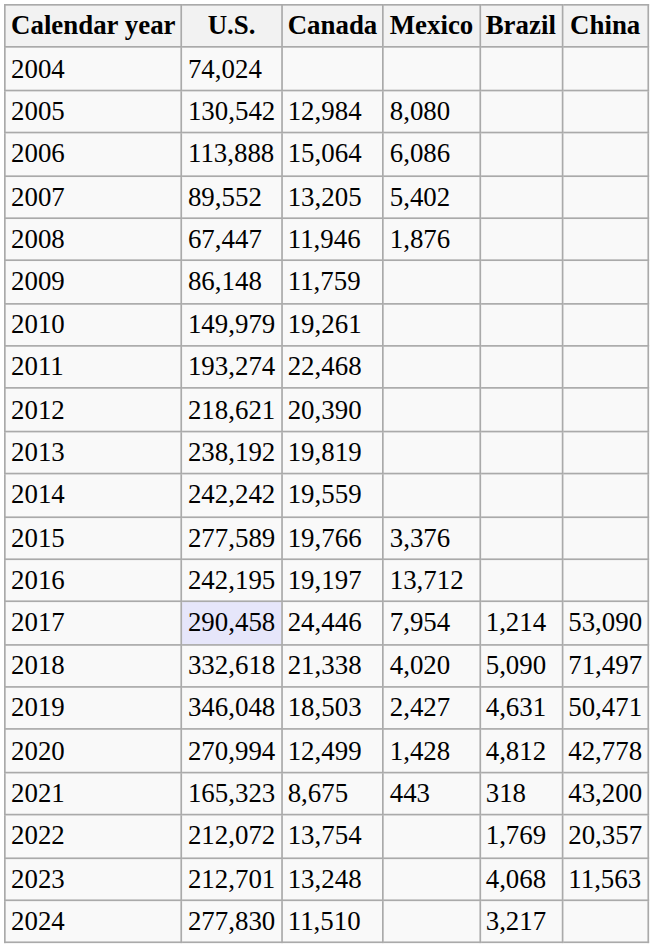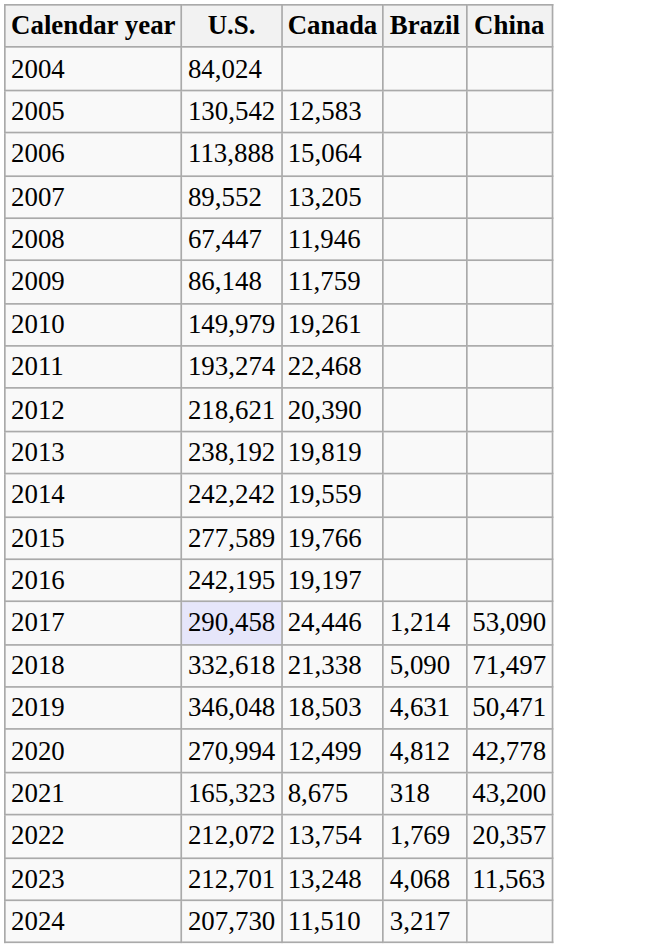- column: (432, 25)
(225, 68) 74,024 -> (225, 68) 84,024
(325, 111) 12,984 -> (325, 111) 12,583
(232, 921) 277,830 -> (232, 921) 207,730
